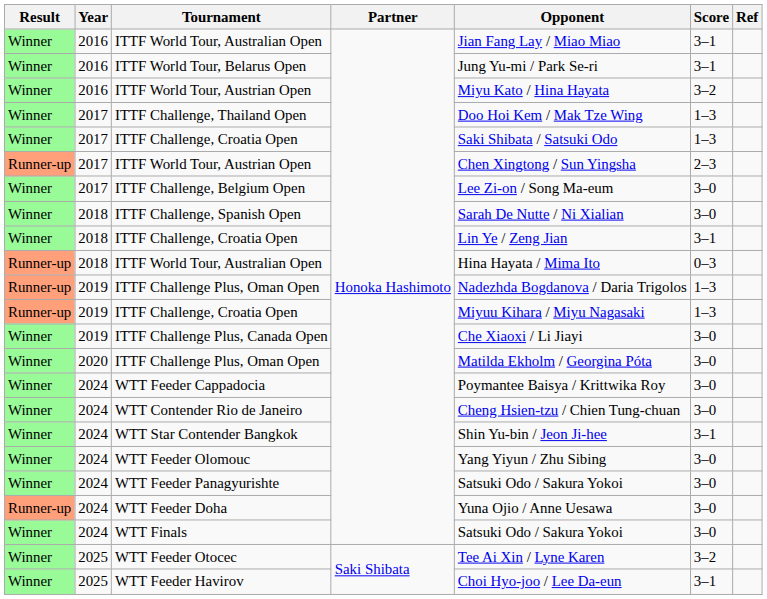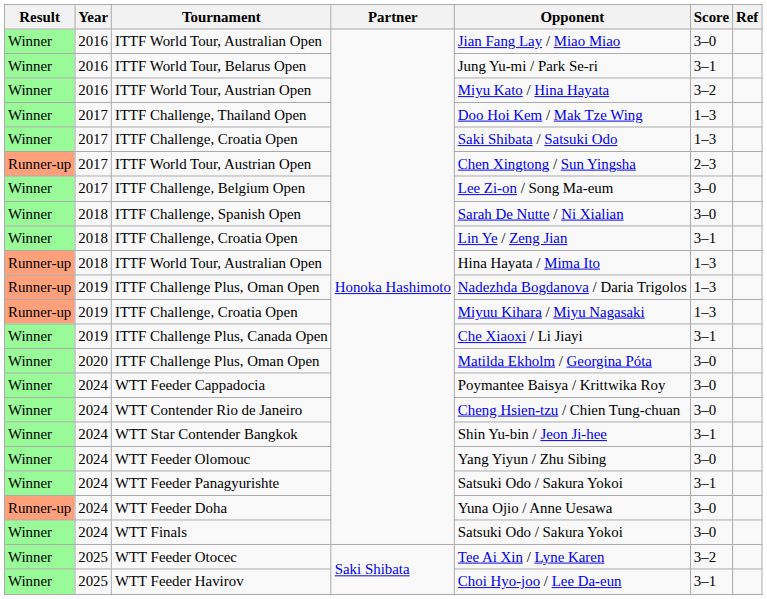(705, 41) 3–1 -> (705, 41) 3–0
(705, 262) 0–3 -> (705, 262) 1–3
(705, 336) 3–0 -> (705, 336) 3–1
(705, 483) 3–0 -> (705, 483) 3–1
